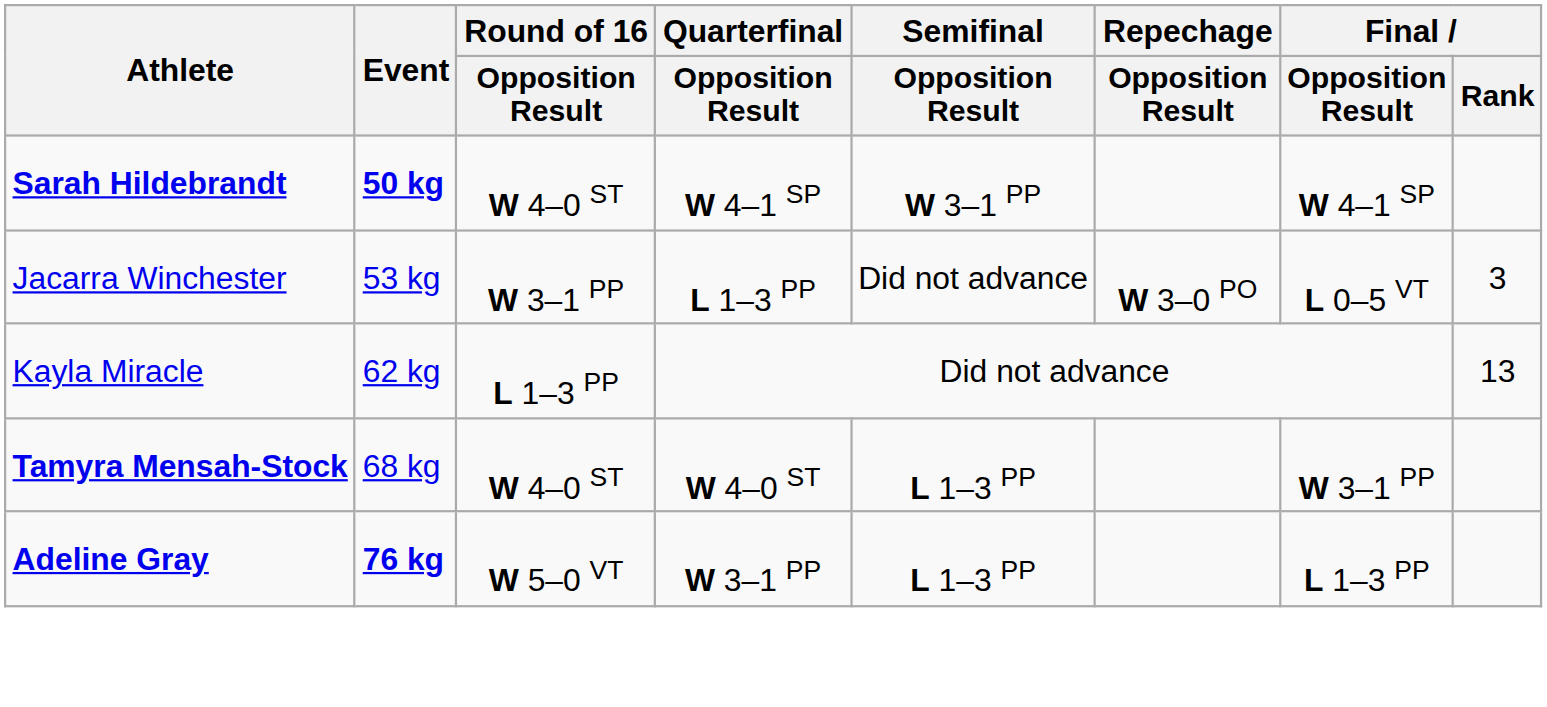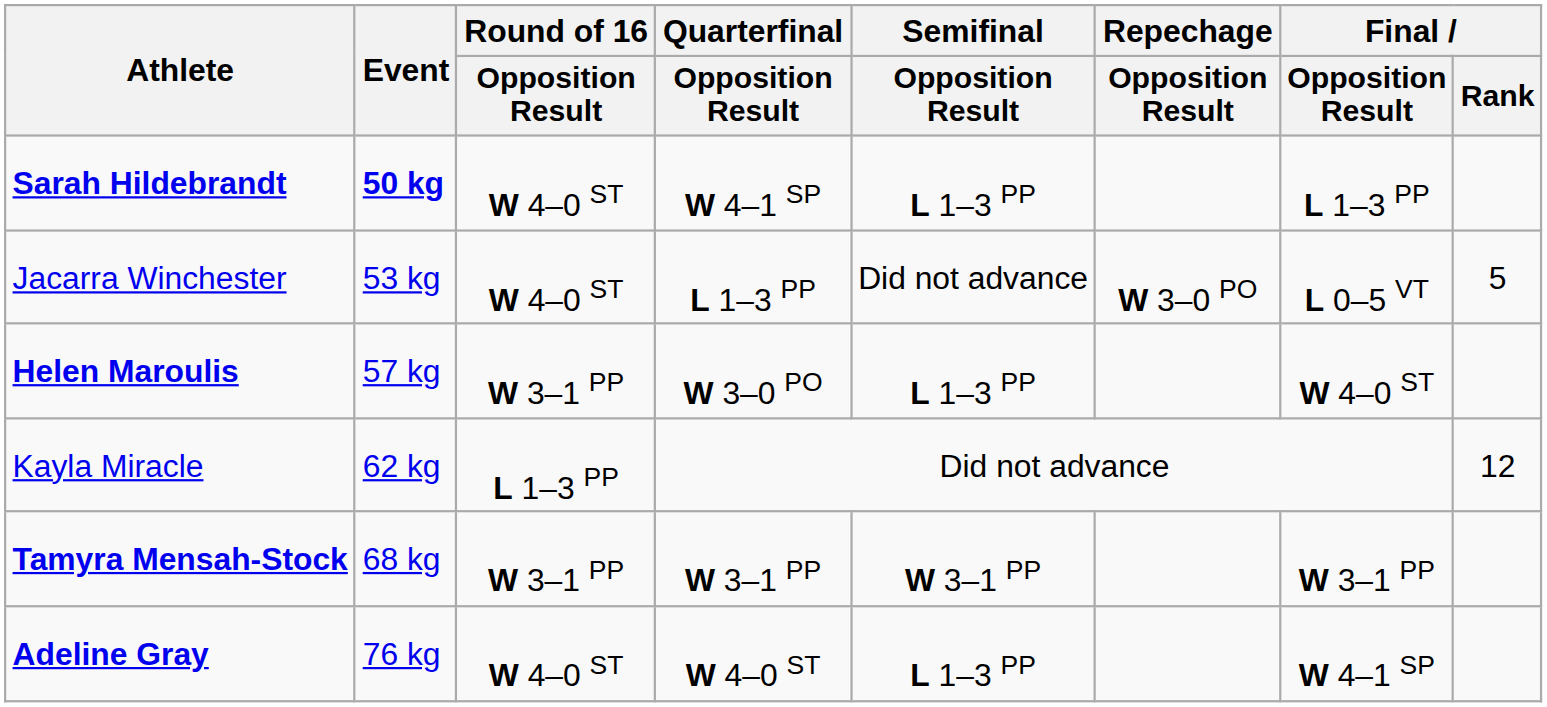(973, 201) W 3–1 PP -> (973, 201) L 1–3 PP
(1367, 201) W 4–1 SP -> (1367, 201) L 1–3 PP
(556, 295) W 3–1 PP -> (556, 295) W 4–0 ST
(1498, 277) 3 -> (1498, 277) 5
+ row: (126, 371)
(1498, 371) 13 -> (1498, 465) 12
(556, 483) W 4–0 ST -> (556, 577) W 3–1 PP
(753, 483) W 4–0 ST -> (753, 577) W 3–1 PP
(973, 483) L 1–3 PP -> (973, 577) W 3–1 PP
(403, 559) bold -> (402, 654) normal
(556, 577) W 5–0 VT -> (556, 671) W 4–0 ST
(753, 577) W 3–1 PP -> (753, 671) W 4–0 ST
(1367, 577) L 1–3 PP -> (1367, 671) W 4–1 SP
